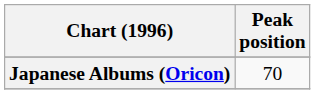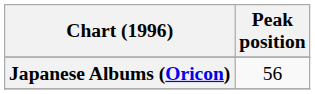(272, 72) 70 -> (272, 72) 56
